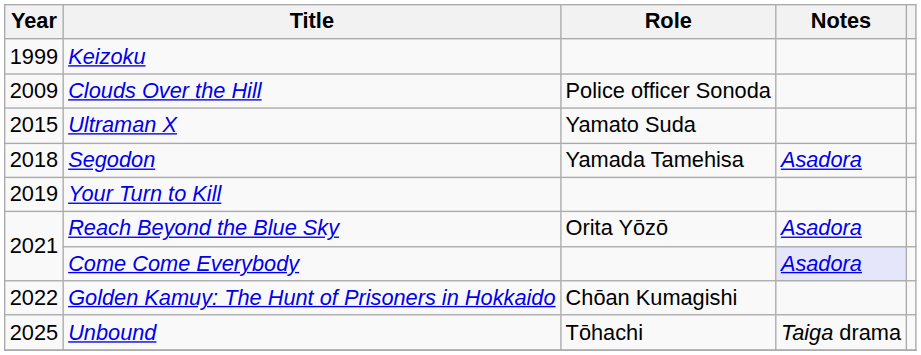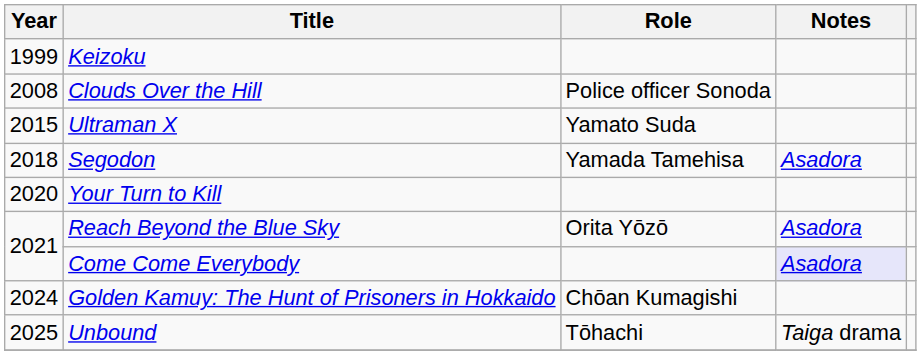(34, 90) 2009 -> (34, 90) 2008
(34, 194) 2019 -> (34, 194) 2020
(34, 297) 2022 -> (34, 297) 2024
